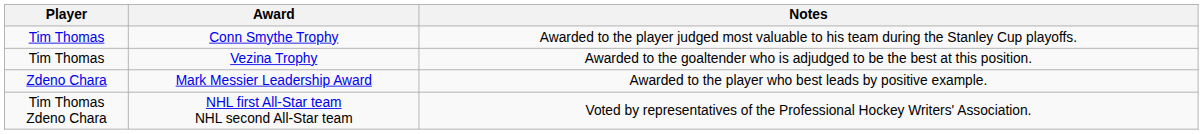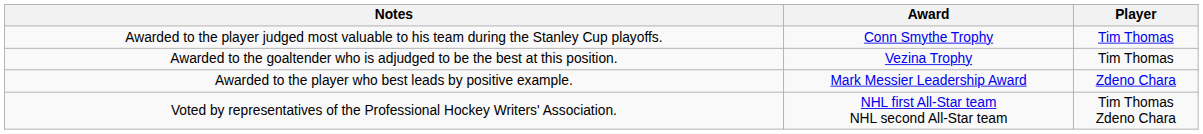columns swapped: (67, 15) <-> (808, 15)
